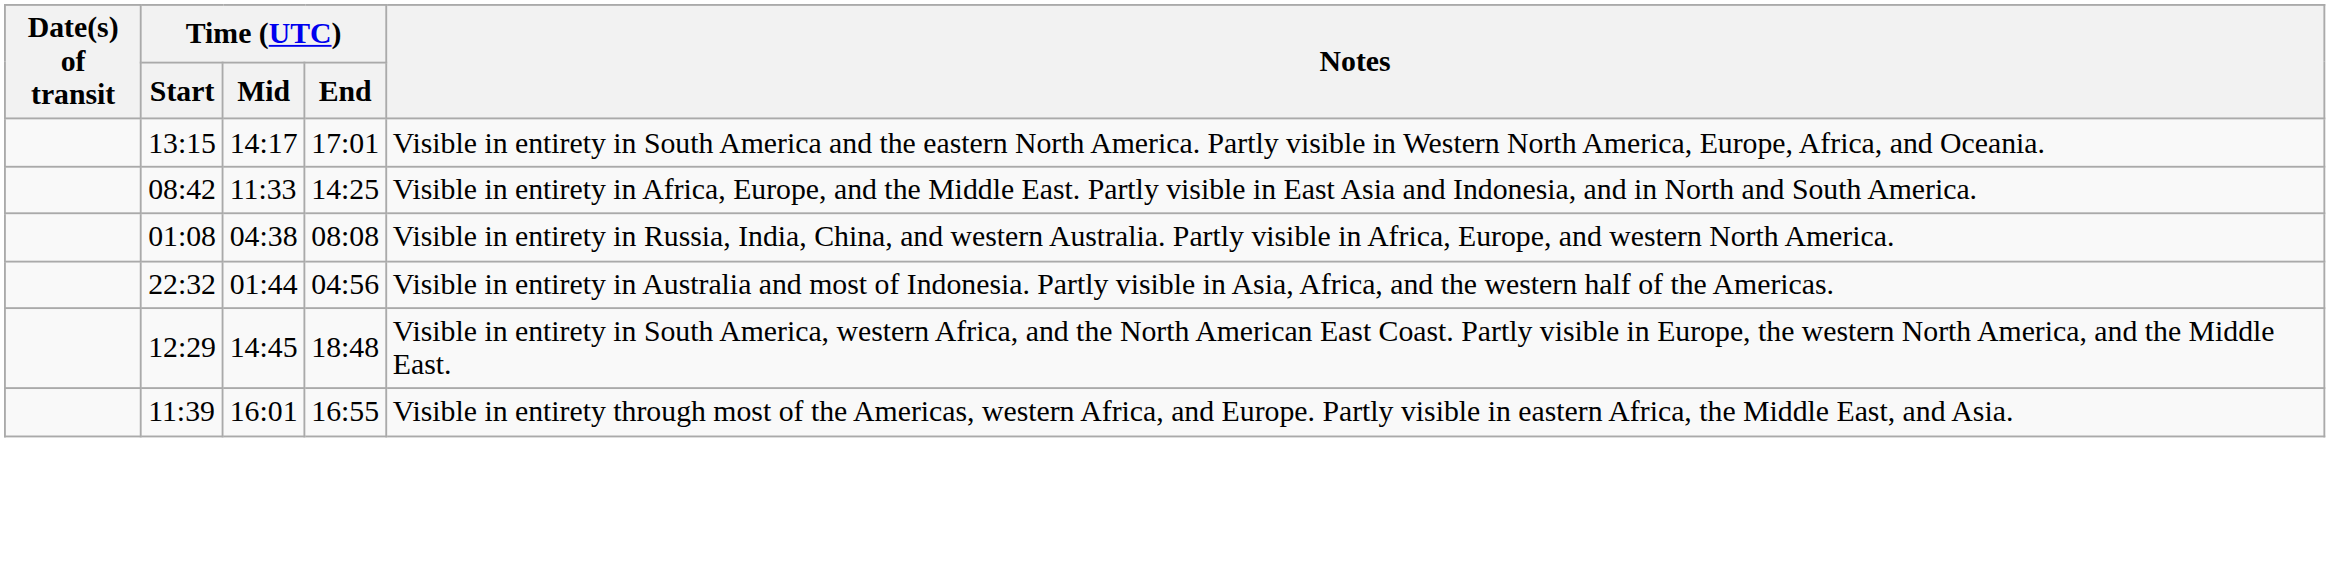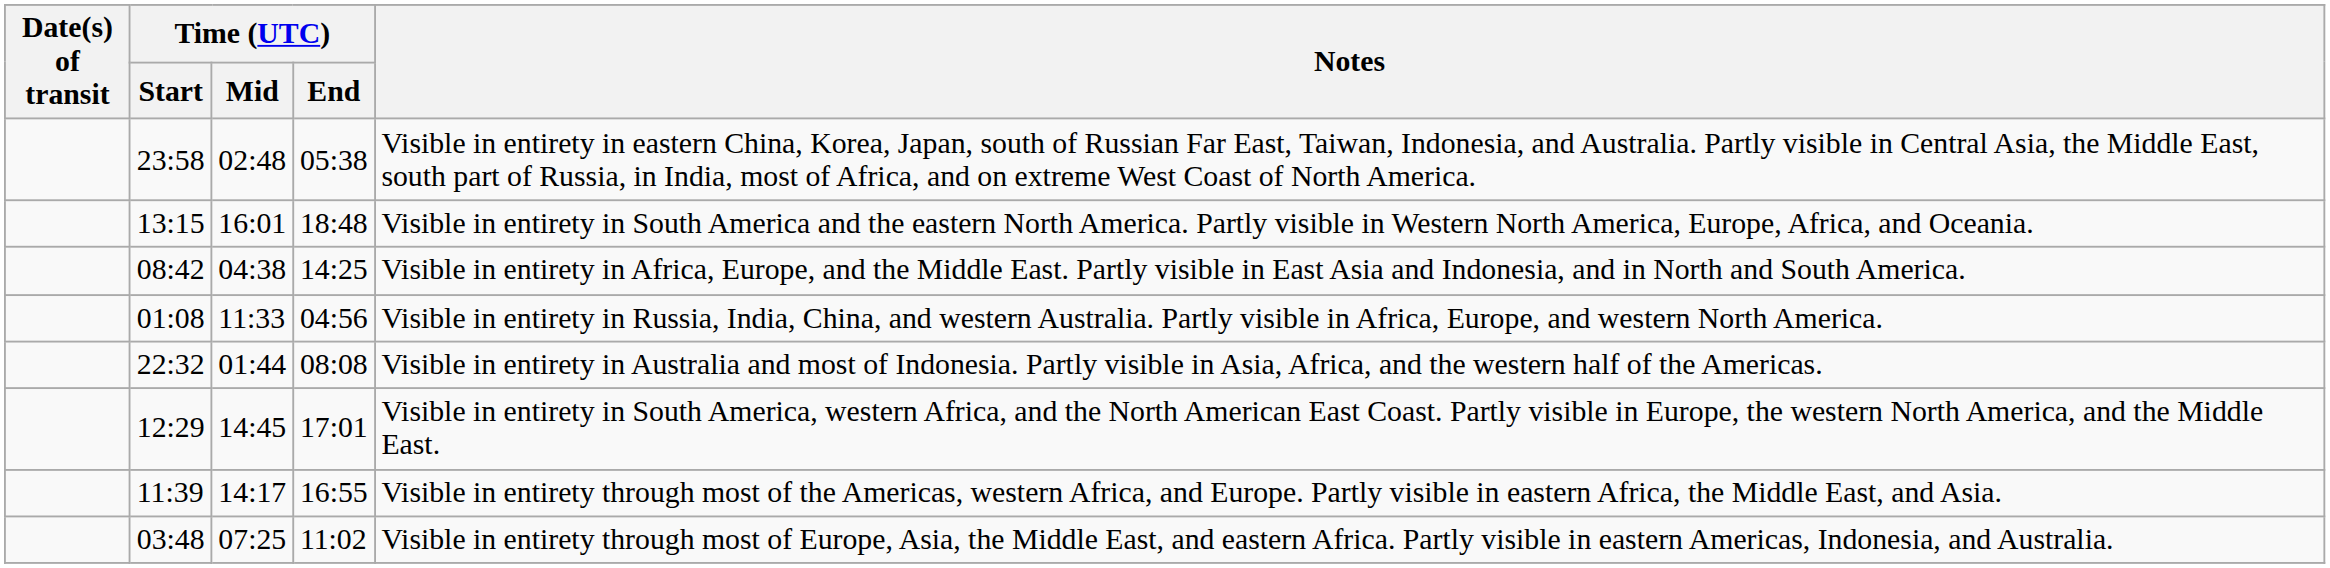+ row: (171, 158)
(264, 142) 14:17 -> (252, 222) 16:01
(345, 142) 17:01 -> (334, 222) 18:48
(263, 189) 11:33 -> (252, 270) 04:38
(264, 236) 04:38 -> (252, 317) 11:33
(345, 236) 08:08 -> (334, 317) 04:56
(345, 283) 04:56 -> (334, 364) 08:08
(345, 347) 18:48 -> (334, 428) 17:01
(264, 411) 16:01 -> (252, 492) 14:17
+ row: (171, 539)
